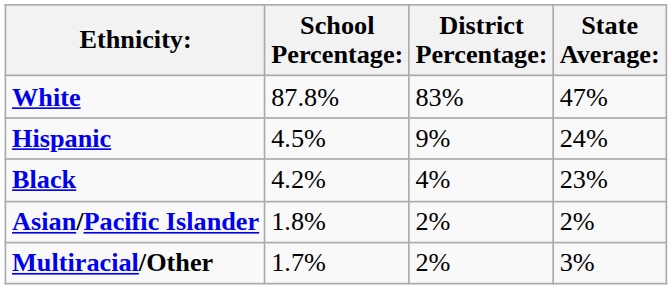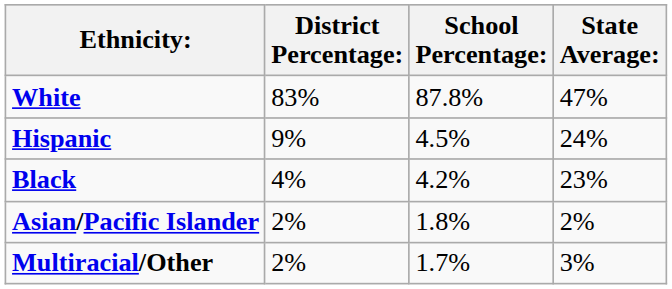columns swapped: (337, 40) <-> (481, 40)
